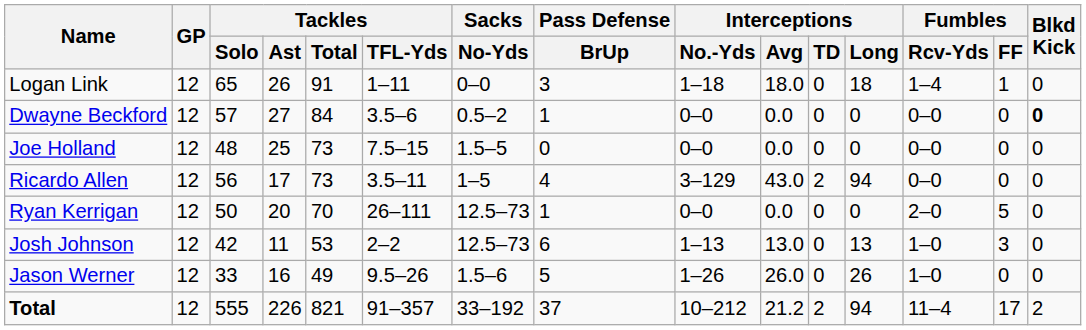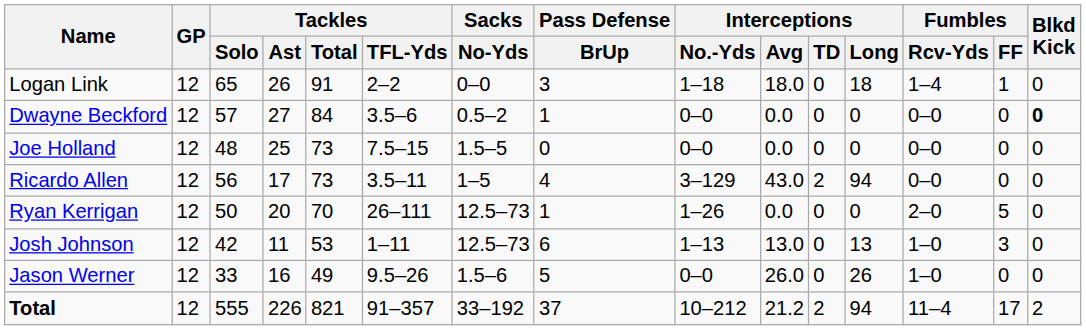(389, 84) 1–11 -> (384, 84) 2–2
(696, 212) 0–0 -> (702, 212) 1–26
(384, 244) 2–2 -> (389, 244) 1–11
(702, 276) 1–26 -> (696, 276) 0–0
